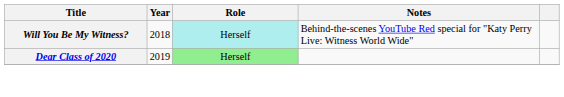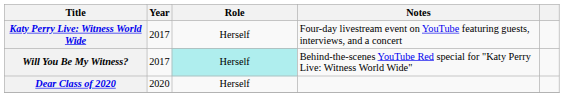+ row: (76, 34)
(160, 34) 2018 -> (159, 62) 2017
(160, 56) 2019 -> (159, 84) 2020
(235, 56) lightgreen background -> (235, 84) no background
